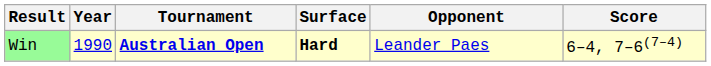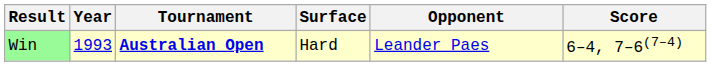(93, 46) 1990 -> (93, 46) 1993
(319, 46) bold -> (319, 46) normal
